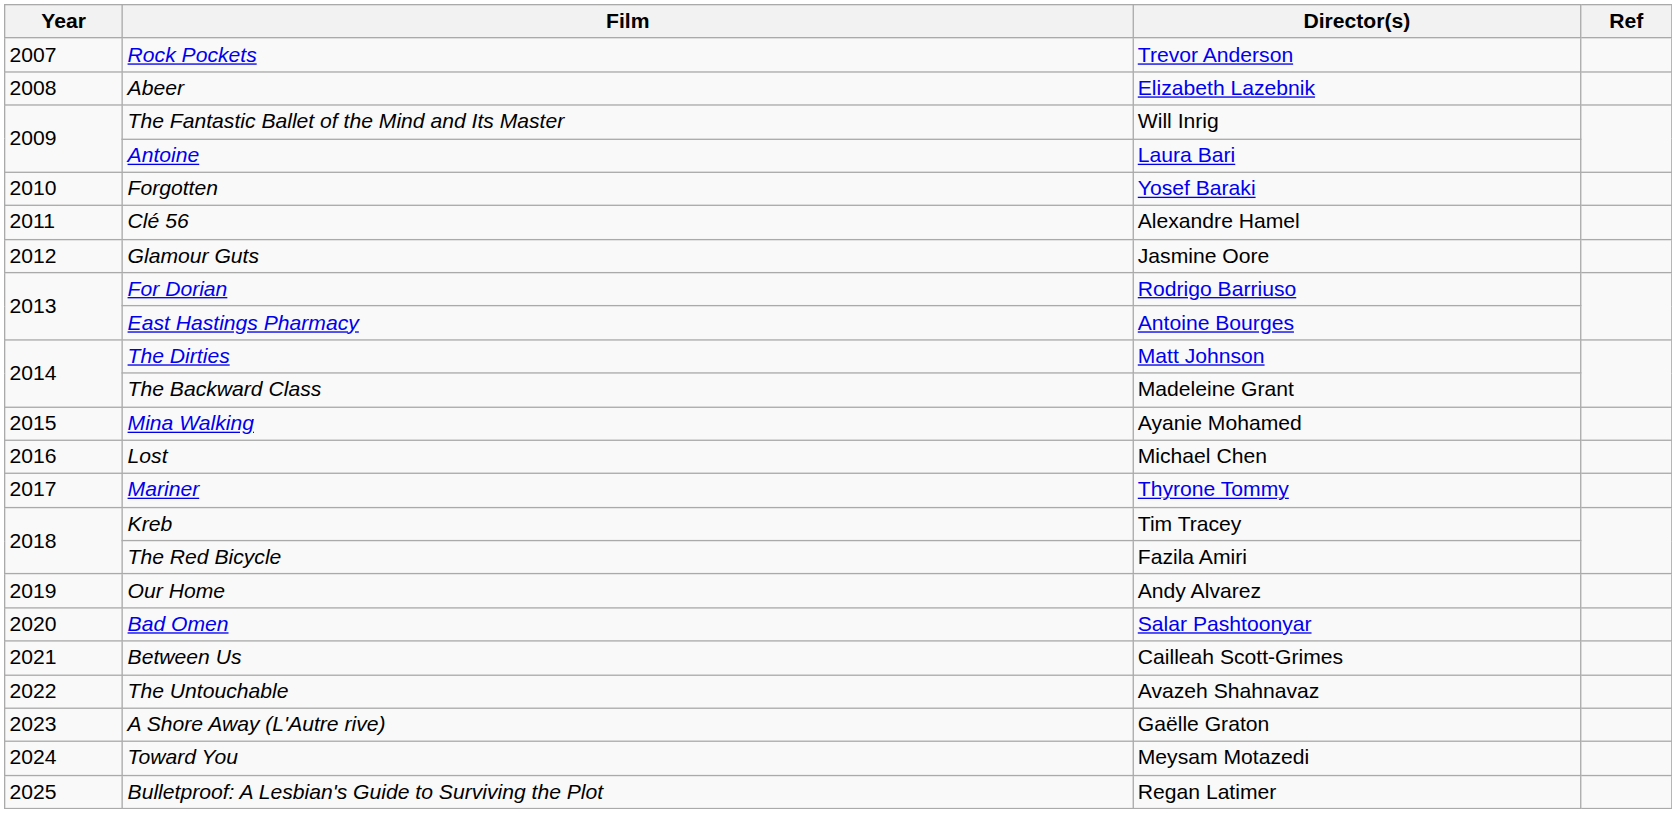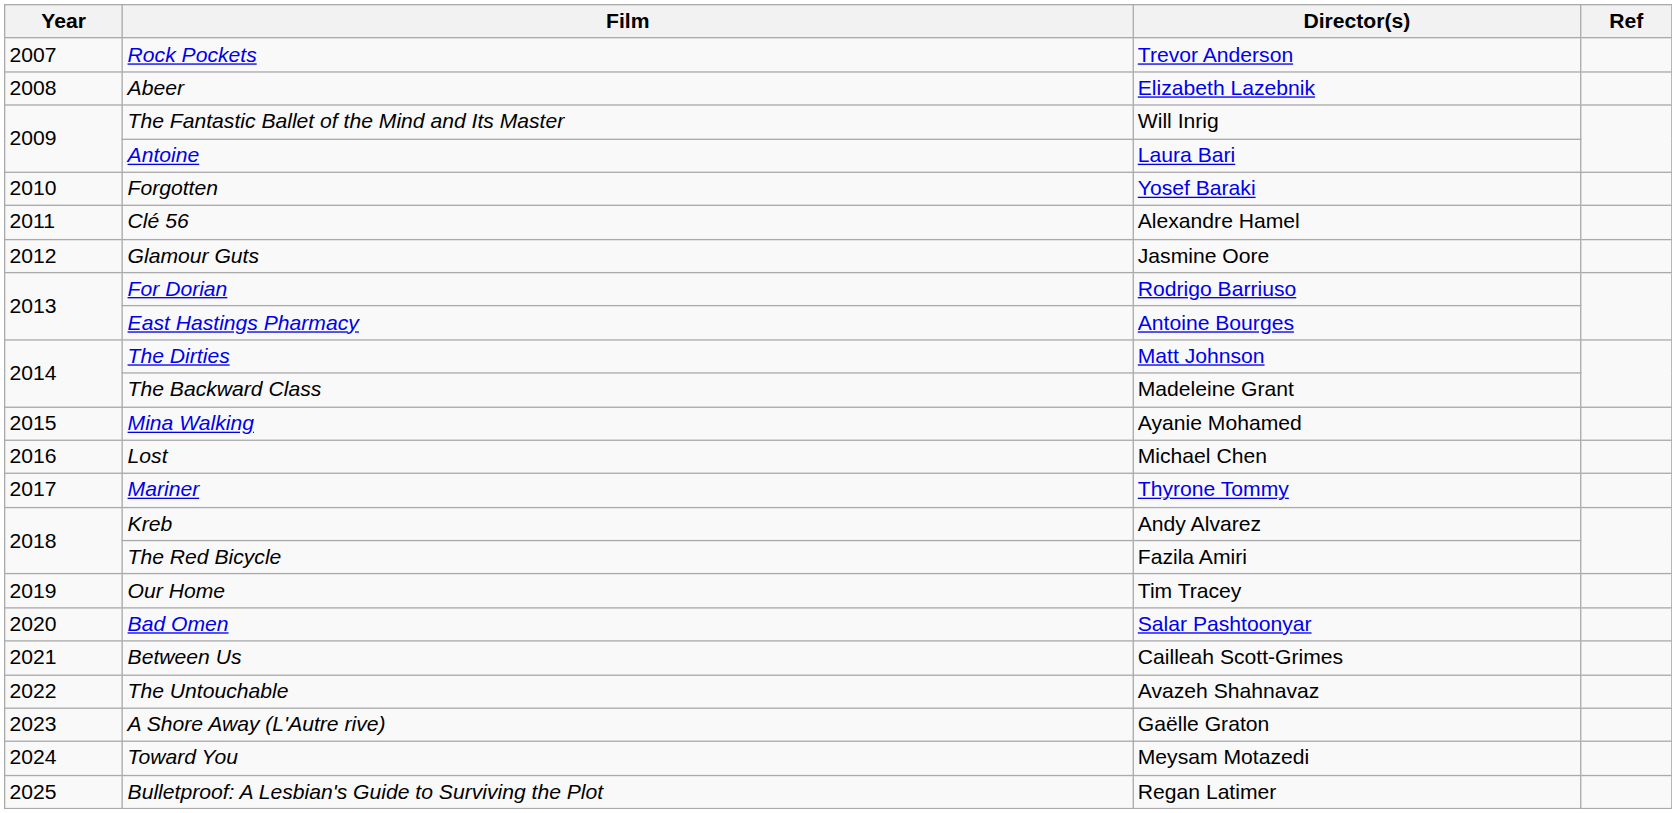(1190, 523) Tim Tracey -> (1199, 523) Andy Alvarez
(1199, 590) Andy Alvarez -> (1190, 590) Tim Tracey
